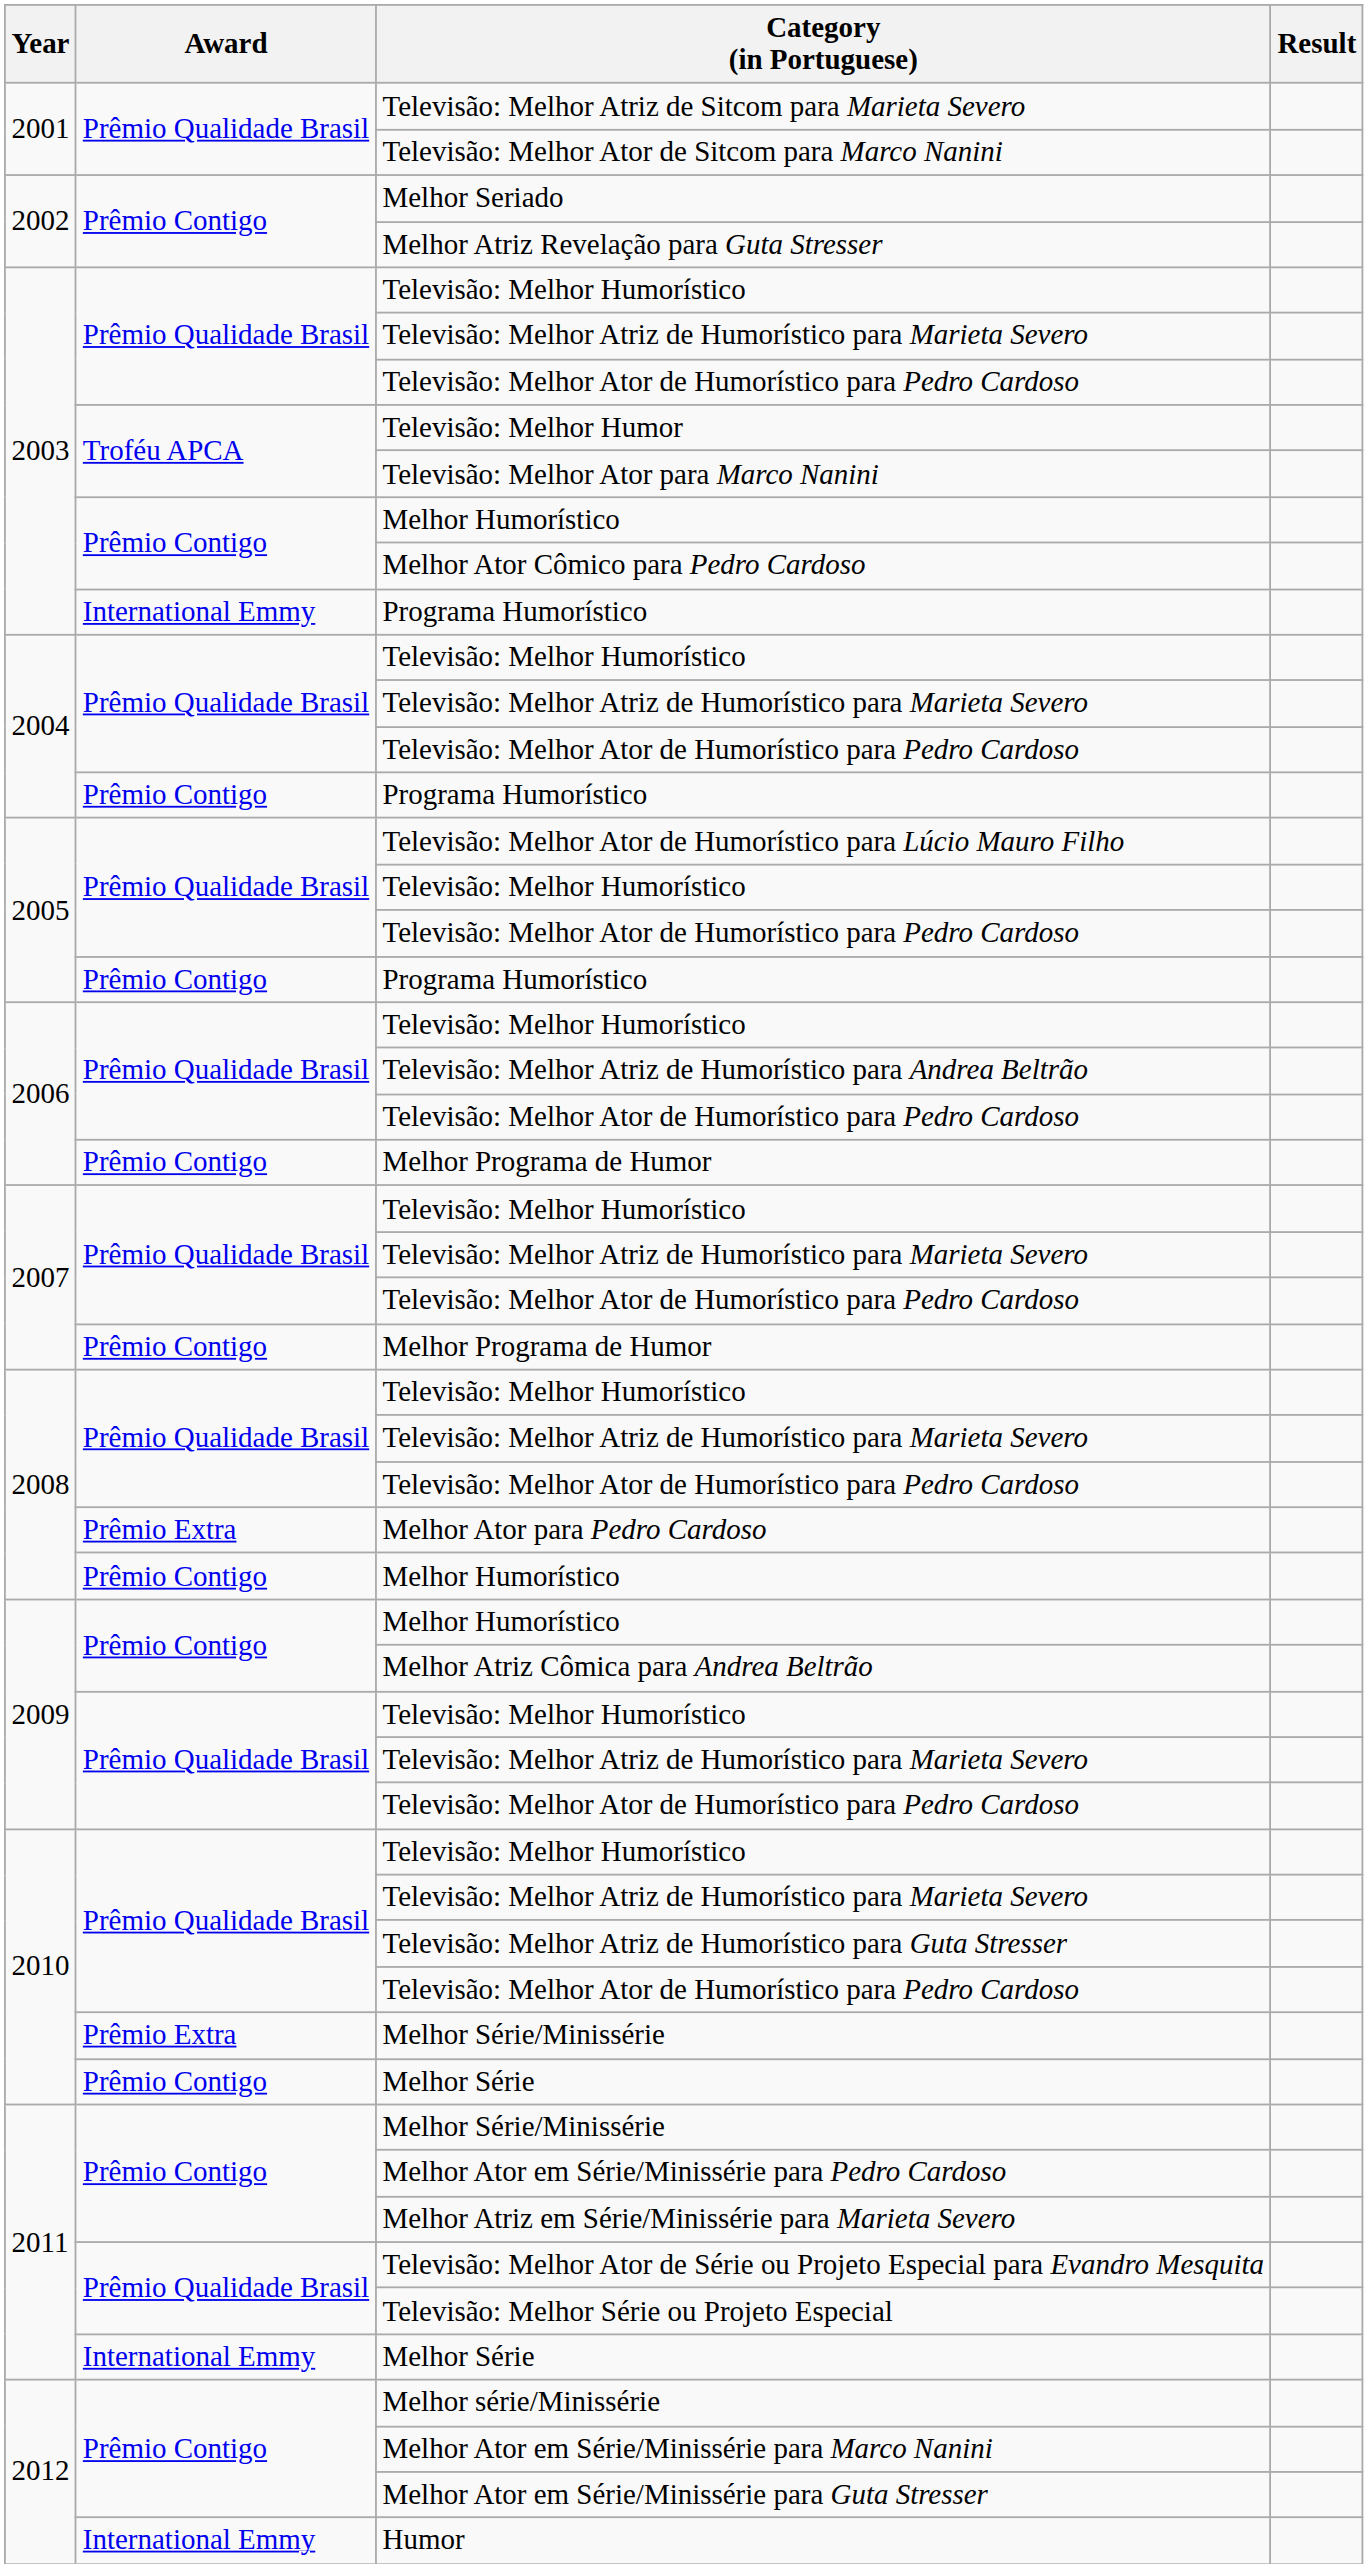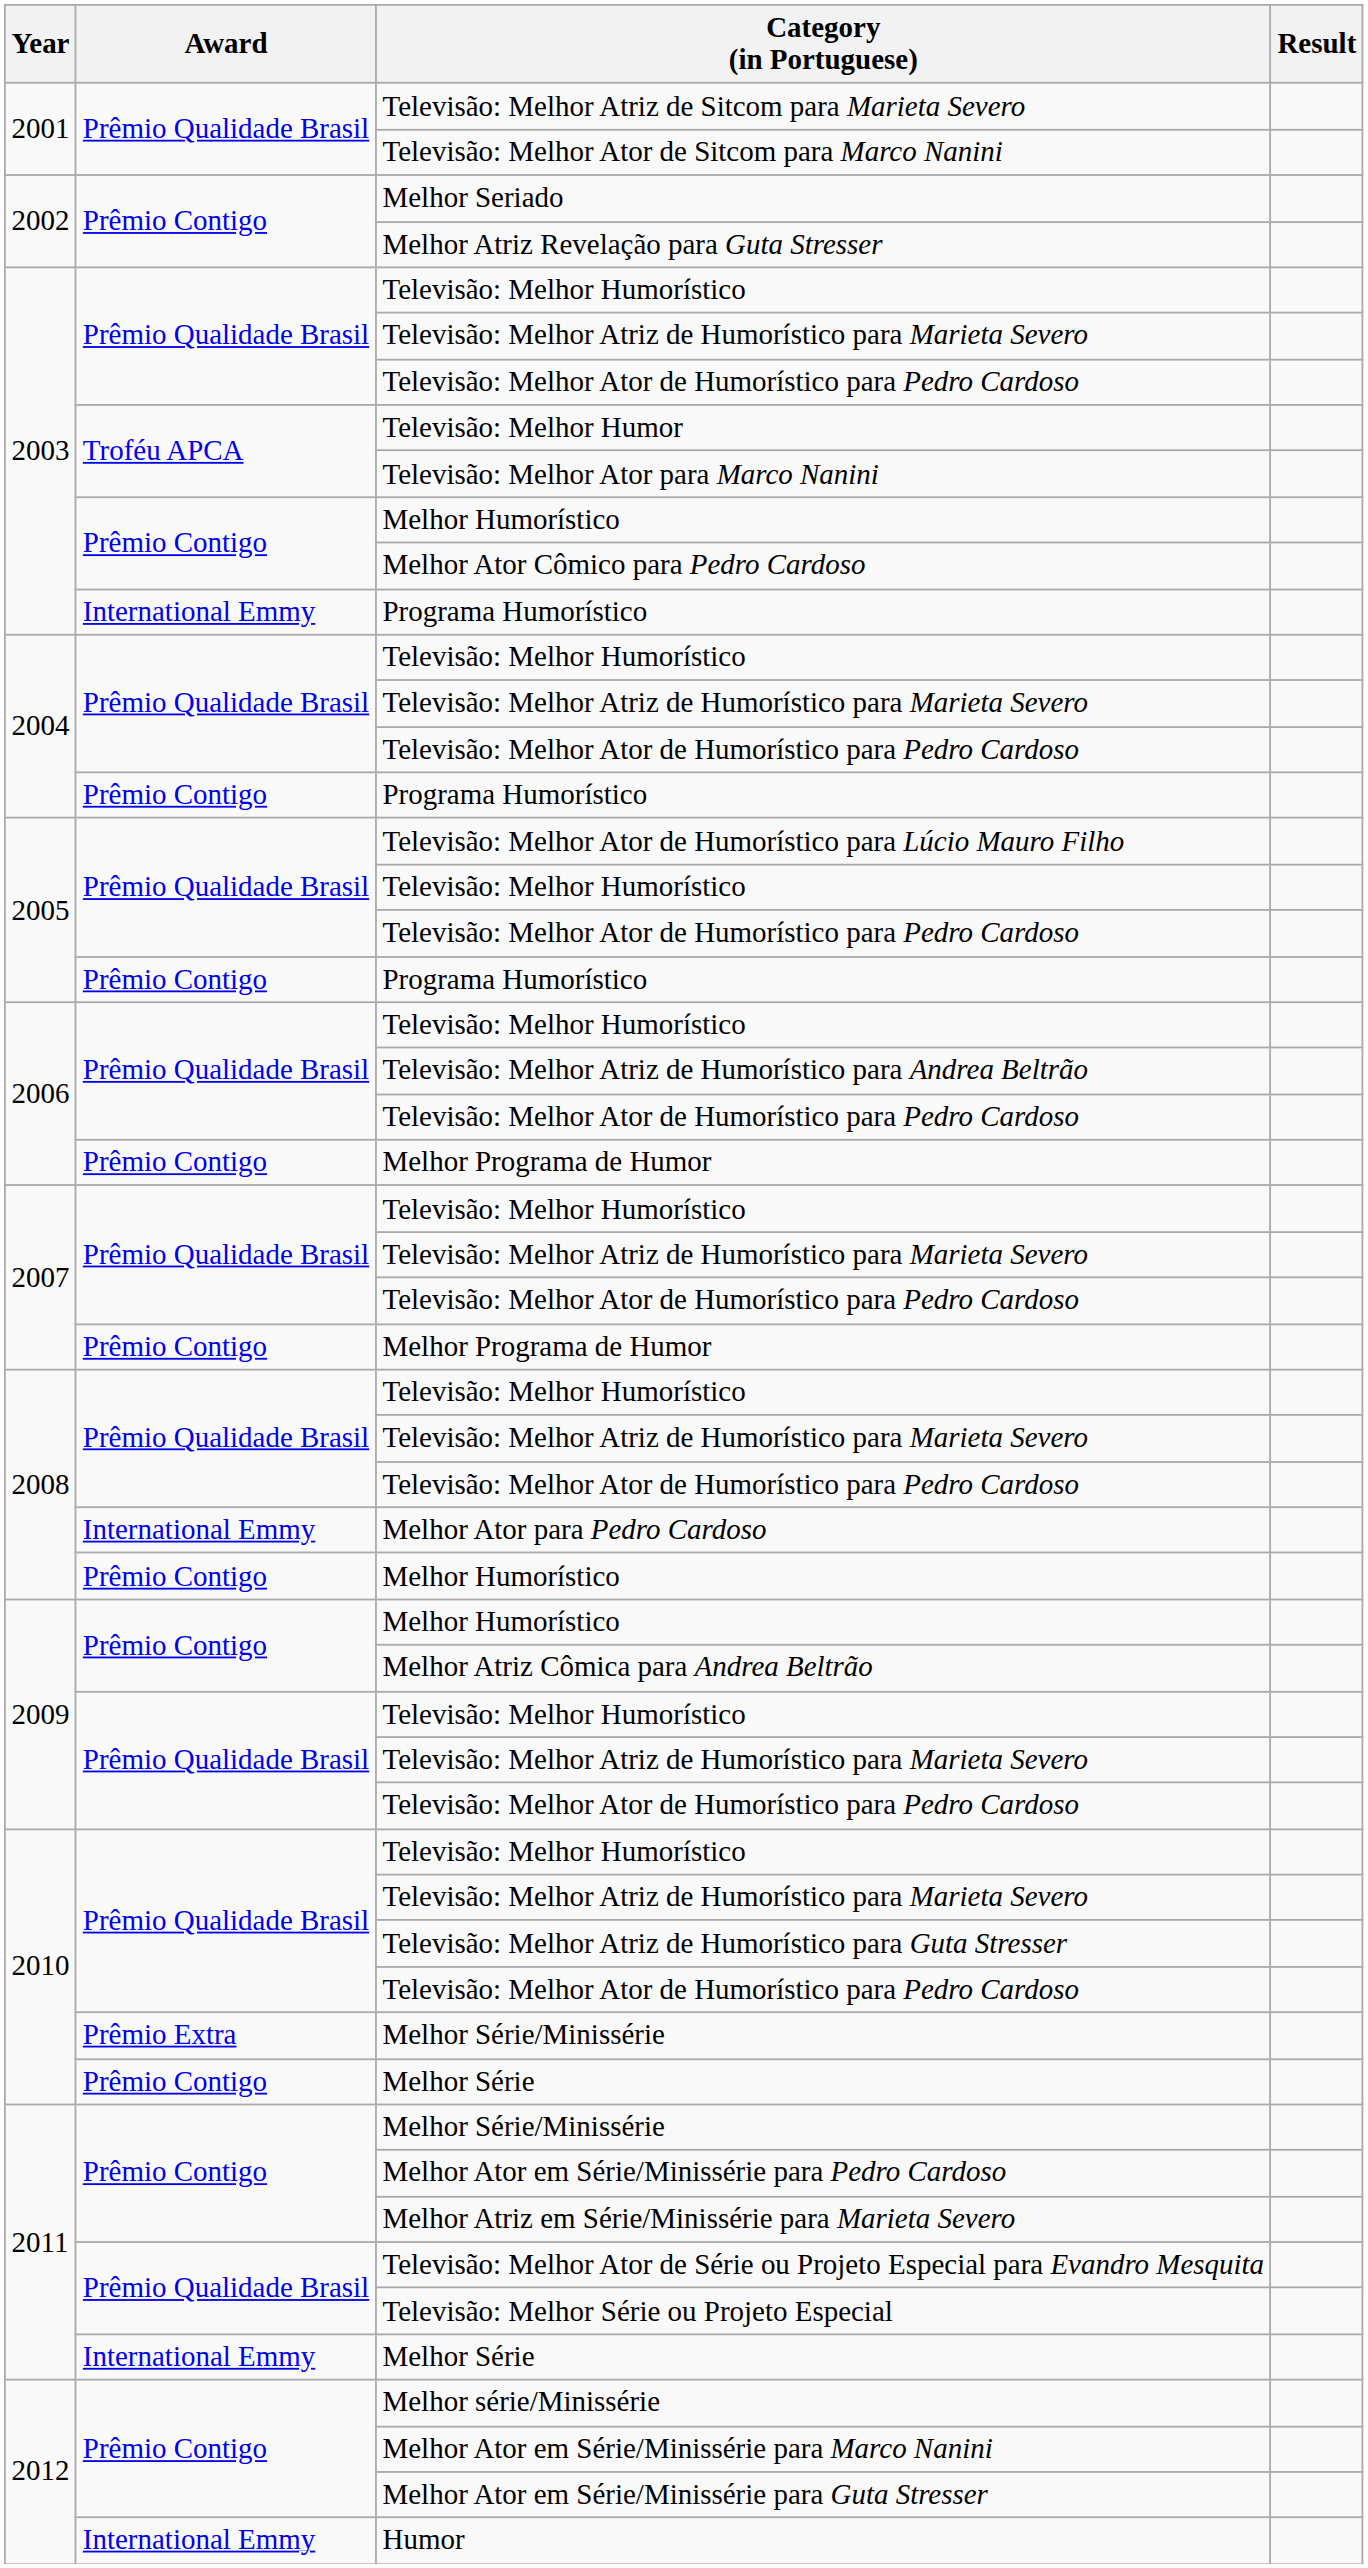(160, 1529) Prêmio Extra -> (199, 1529) International Emmy
